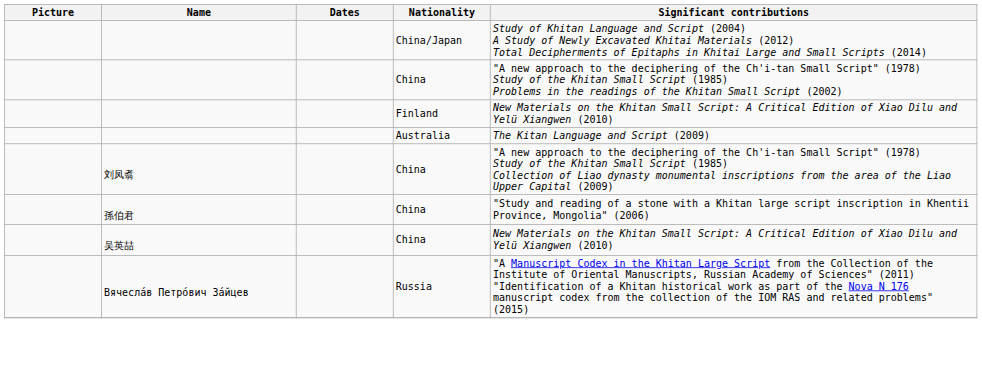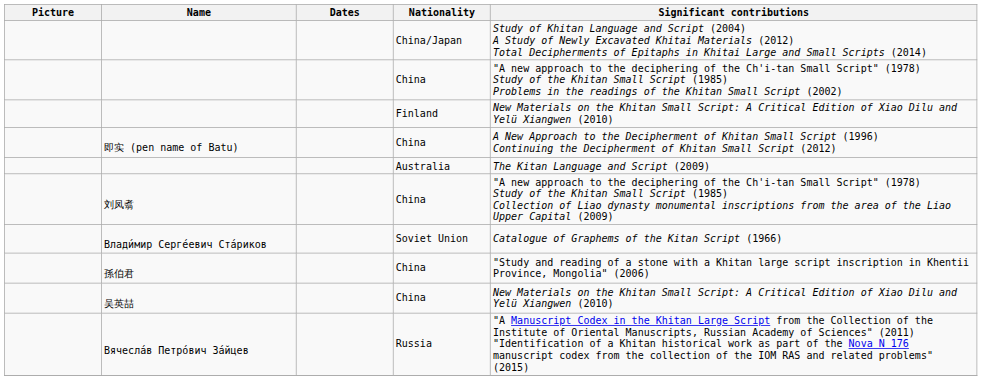+ row: (171, 148)
+ row: (185, 245)
